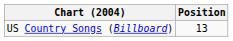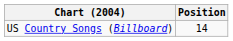(202, 29) 13 -> (202, 29) 14
